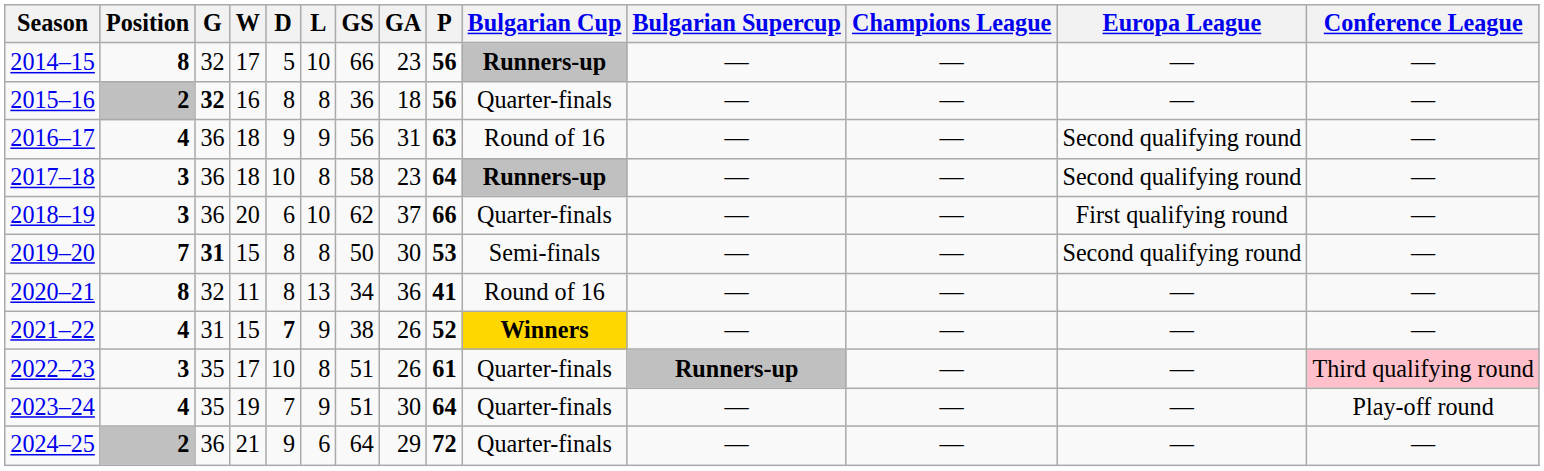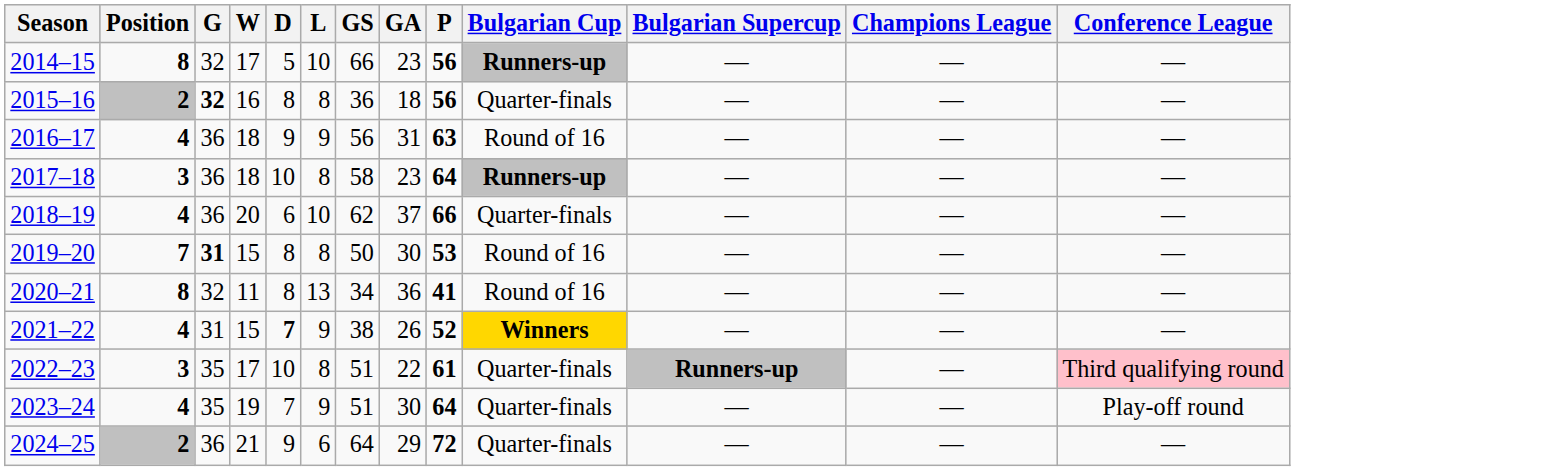- column: (1182, 23)
(183, 215) 3 -> (183, 215) 4
(544, 253) Semi-finals -> (544, 253) Round of 16
(409, 368) 26 -> (409, 368) 22
